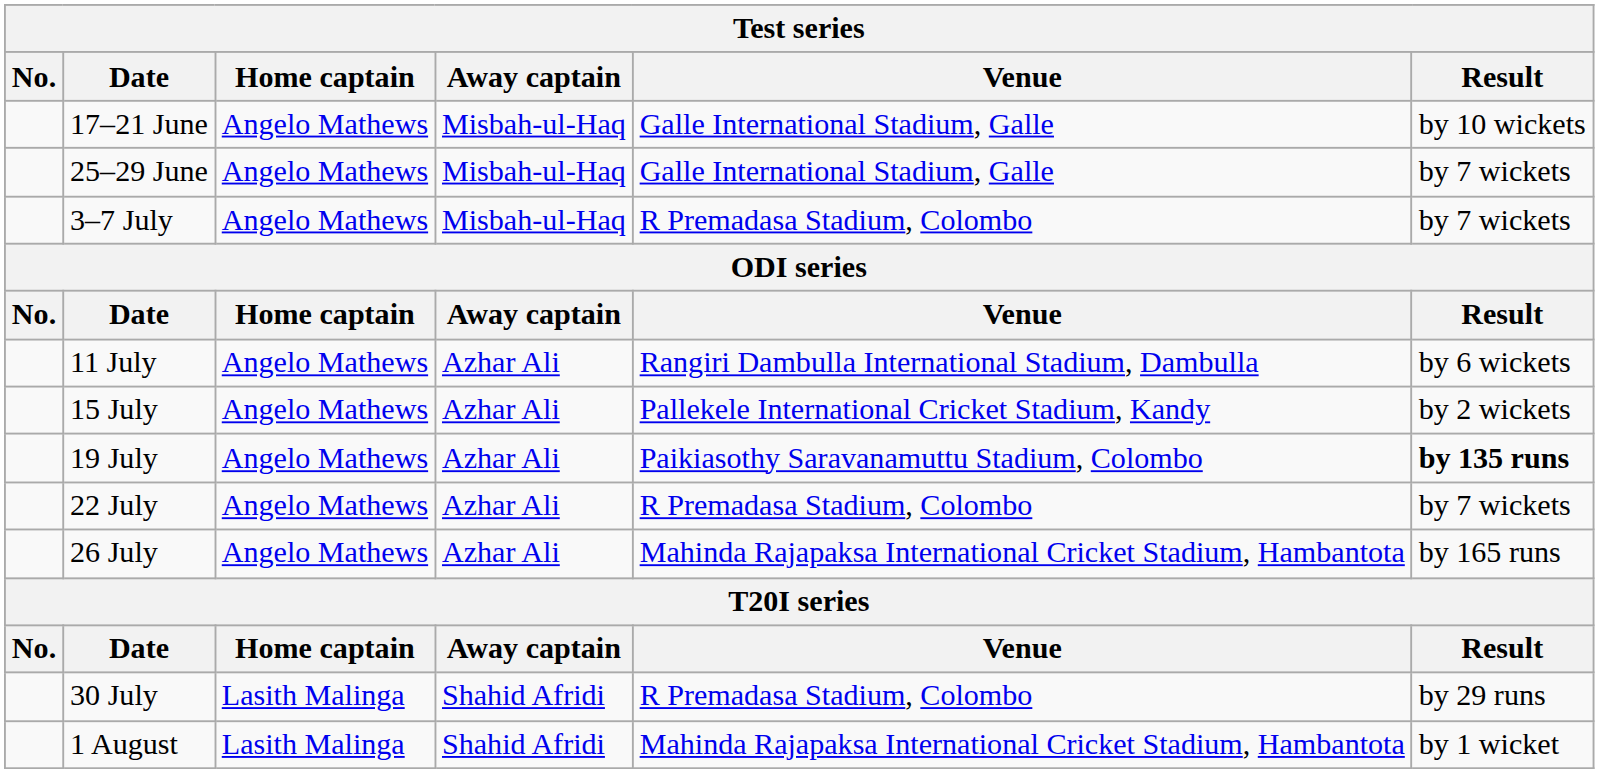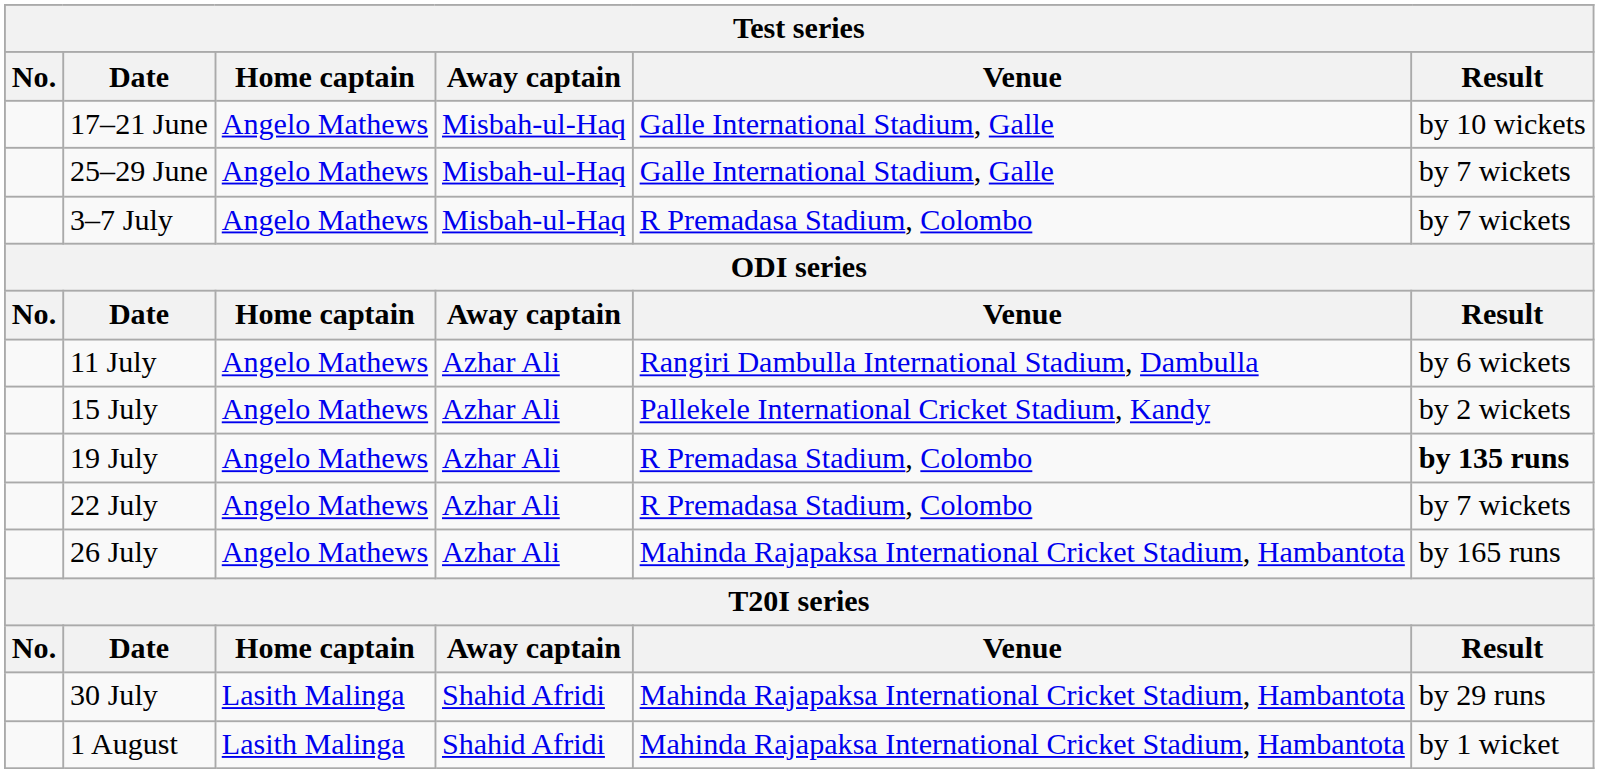(921, 457) Paikiasothy Saravanamuttu Stadium, Colombo -> (836, 457) R Premadasa Stadium, Colombo
(836, 696) R Premadasa Stadium, Colombo -> (1022, 696) Mahinda Rajapaksa International Cricket Stadium, Hambantota
